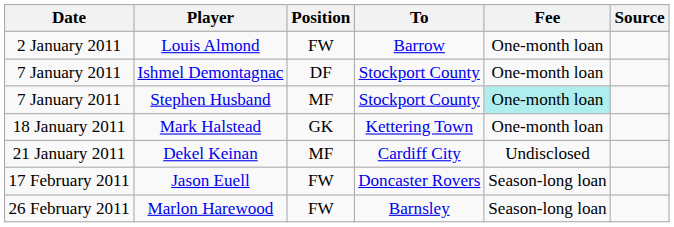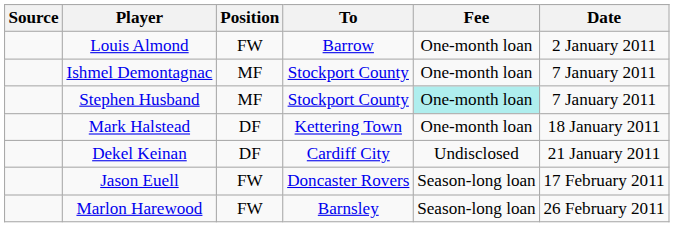columns swapped: (69, 18) <-> (640, 18)
(321, 72) DF -> (250, 72) MF
(321, 126) GK -> (250, 126) DF
(321, 153) MF -> (250, 153) DF
